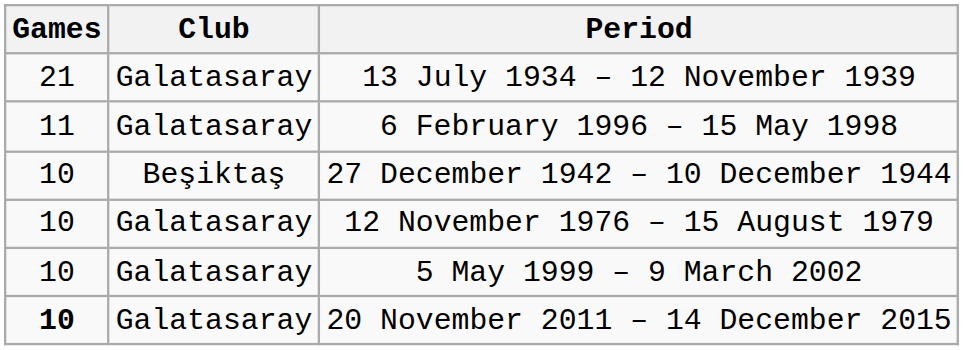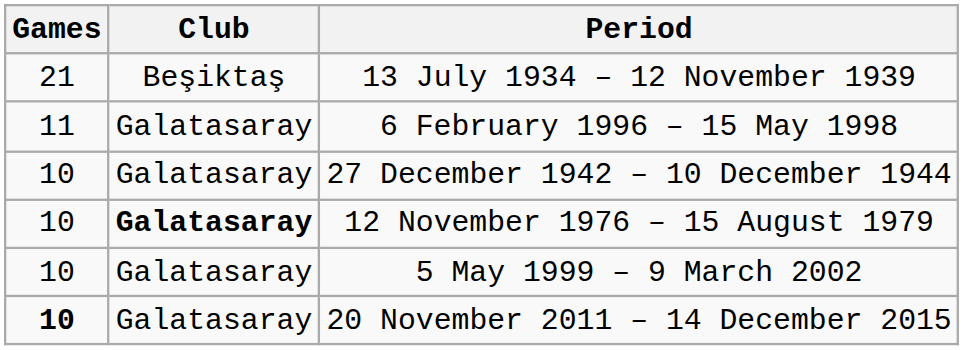(214, 78) Galatasaray -> (214, 78) Beşiktaş
(214, 175) Beşiktaş -> (214, 175) Galatasaray
(214, 223) normal -> (214, 223) bold
